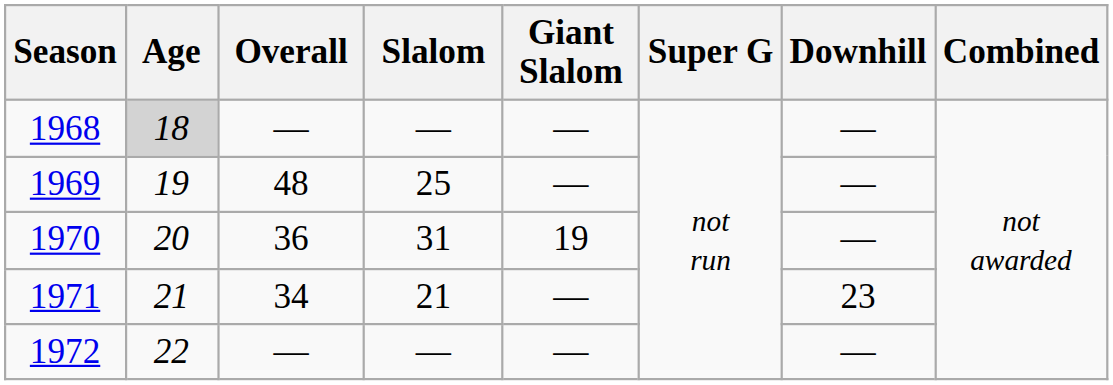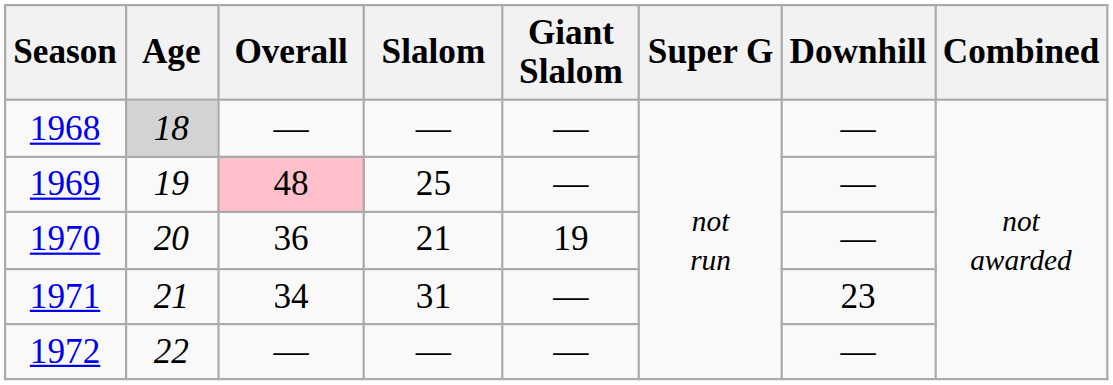(291, 183) no background -> (291, 183) pink background
(433, 239) 31 -> (433, 239) 21
(433, 295) 21 -> (433, 295) 31
